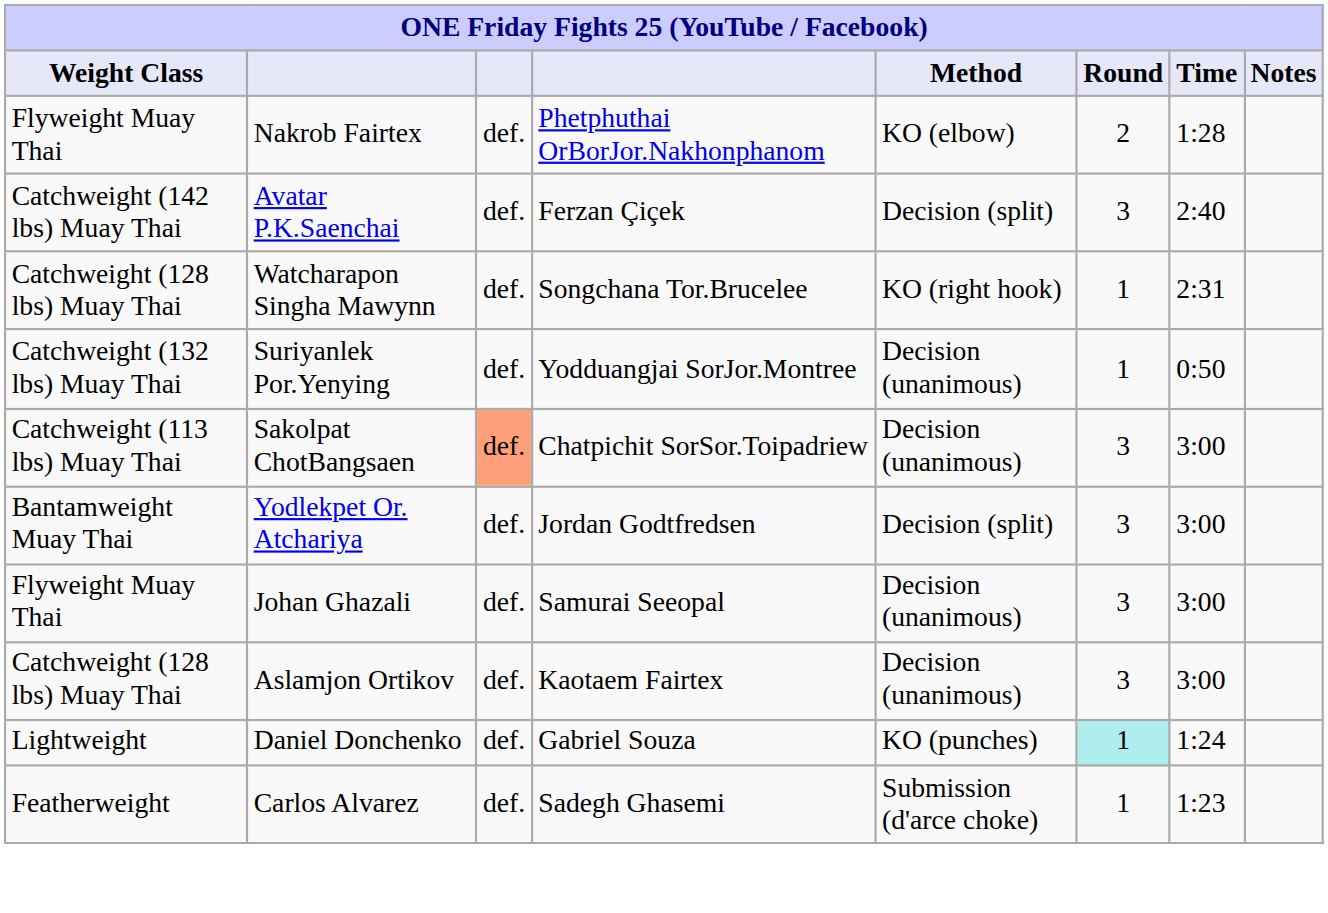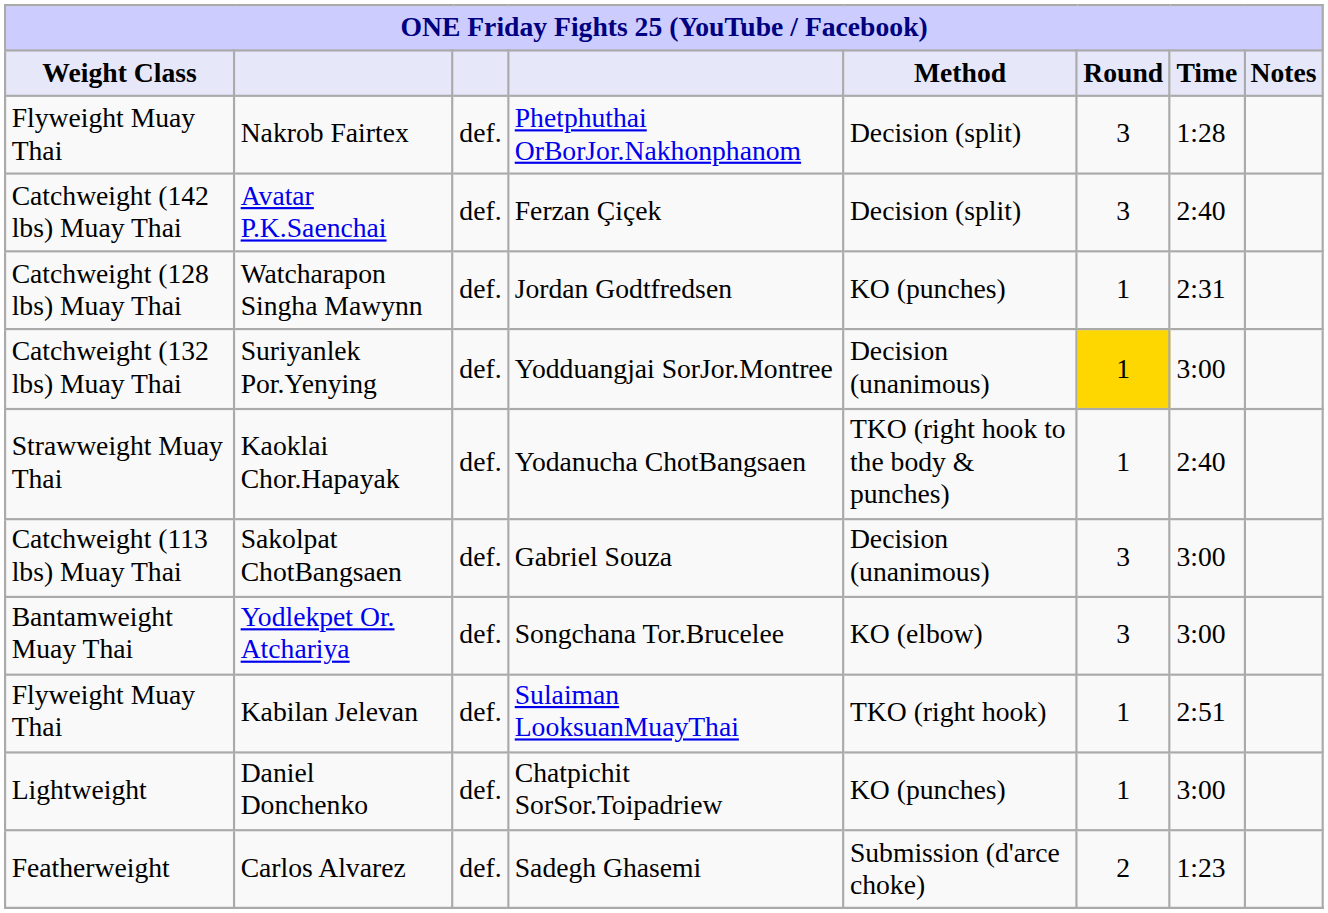(948, 134) KO (elbow) -> (936, 134) Decision (split)
(1123, 134) 2 -> (1123, 134) 3
(673, 290) Songchana Tor.Brucelee -> (623, 290) Jordan Godtfredsen
(972, 290) KO (right hook) -> (928, 290) KO (punches)
(1123, 368) no background -> (1123, 368) gold background
(1201, 368) 0:50 -> (1201, 368) 3:00
+ row: (320, 462)
(504, 446) lightsalmon background -> (480, 556) no background
(703, 446) Chatpichit SorSor.Toipadriew -> (593, 556) Gabriel Souza
(647, 524) Jordan Godtfredsen -> (649, 634) Songchana Tor.Brucelee
(968, 524) Decision (split) -> (916, 634) KO (elbow)
- row: (332, 602)
- row: (354, 680)
+ row: (329, 712)
(617, 741) Gabriel Souza -> (619, 790) Chatpichit SorSor.Toipadriew
(1123, 741) paleturquoise background -> (1123, 790) no background
(1201, 741) 1:24 -> (1201, 790) 3:00
(1123, 803) 1 -> (1123, 868) 2
